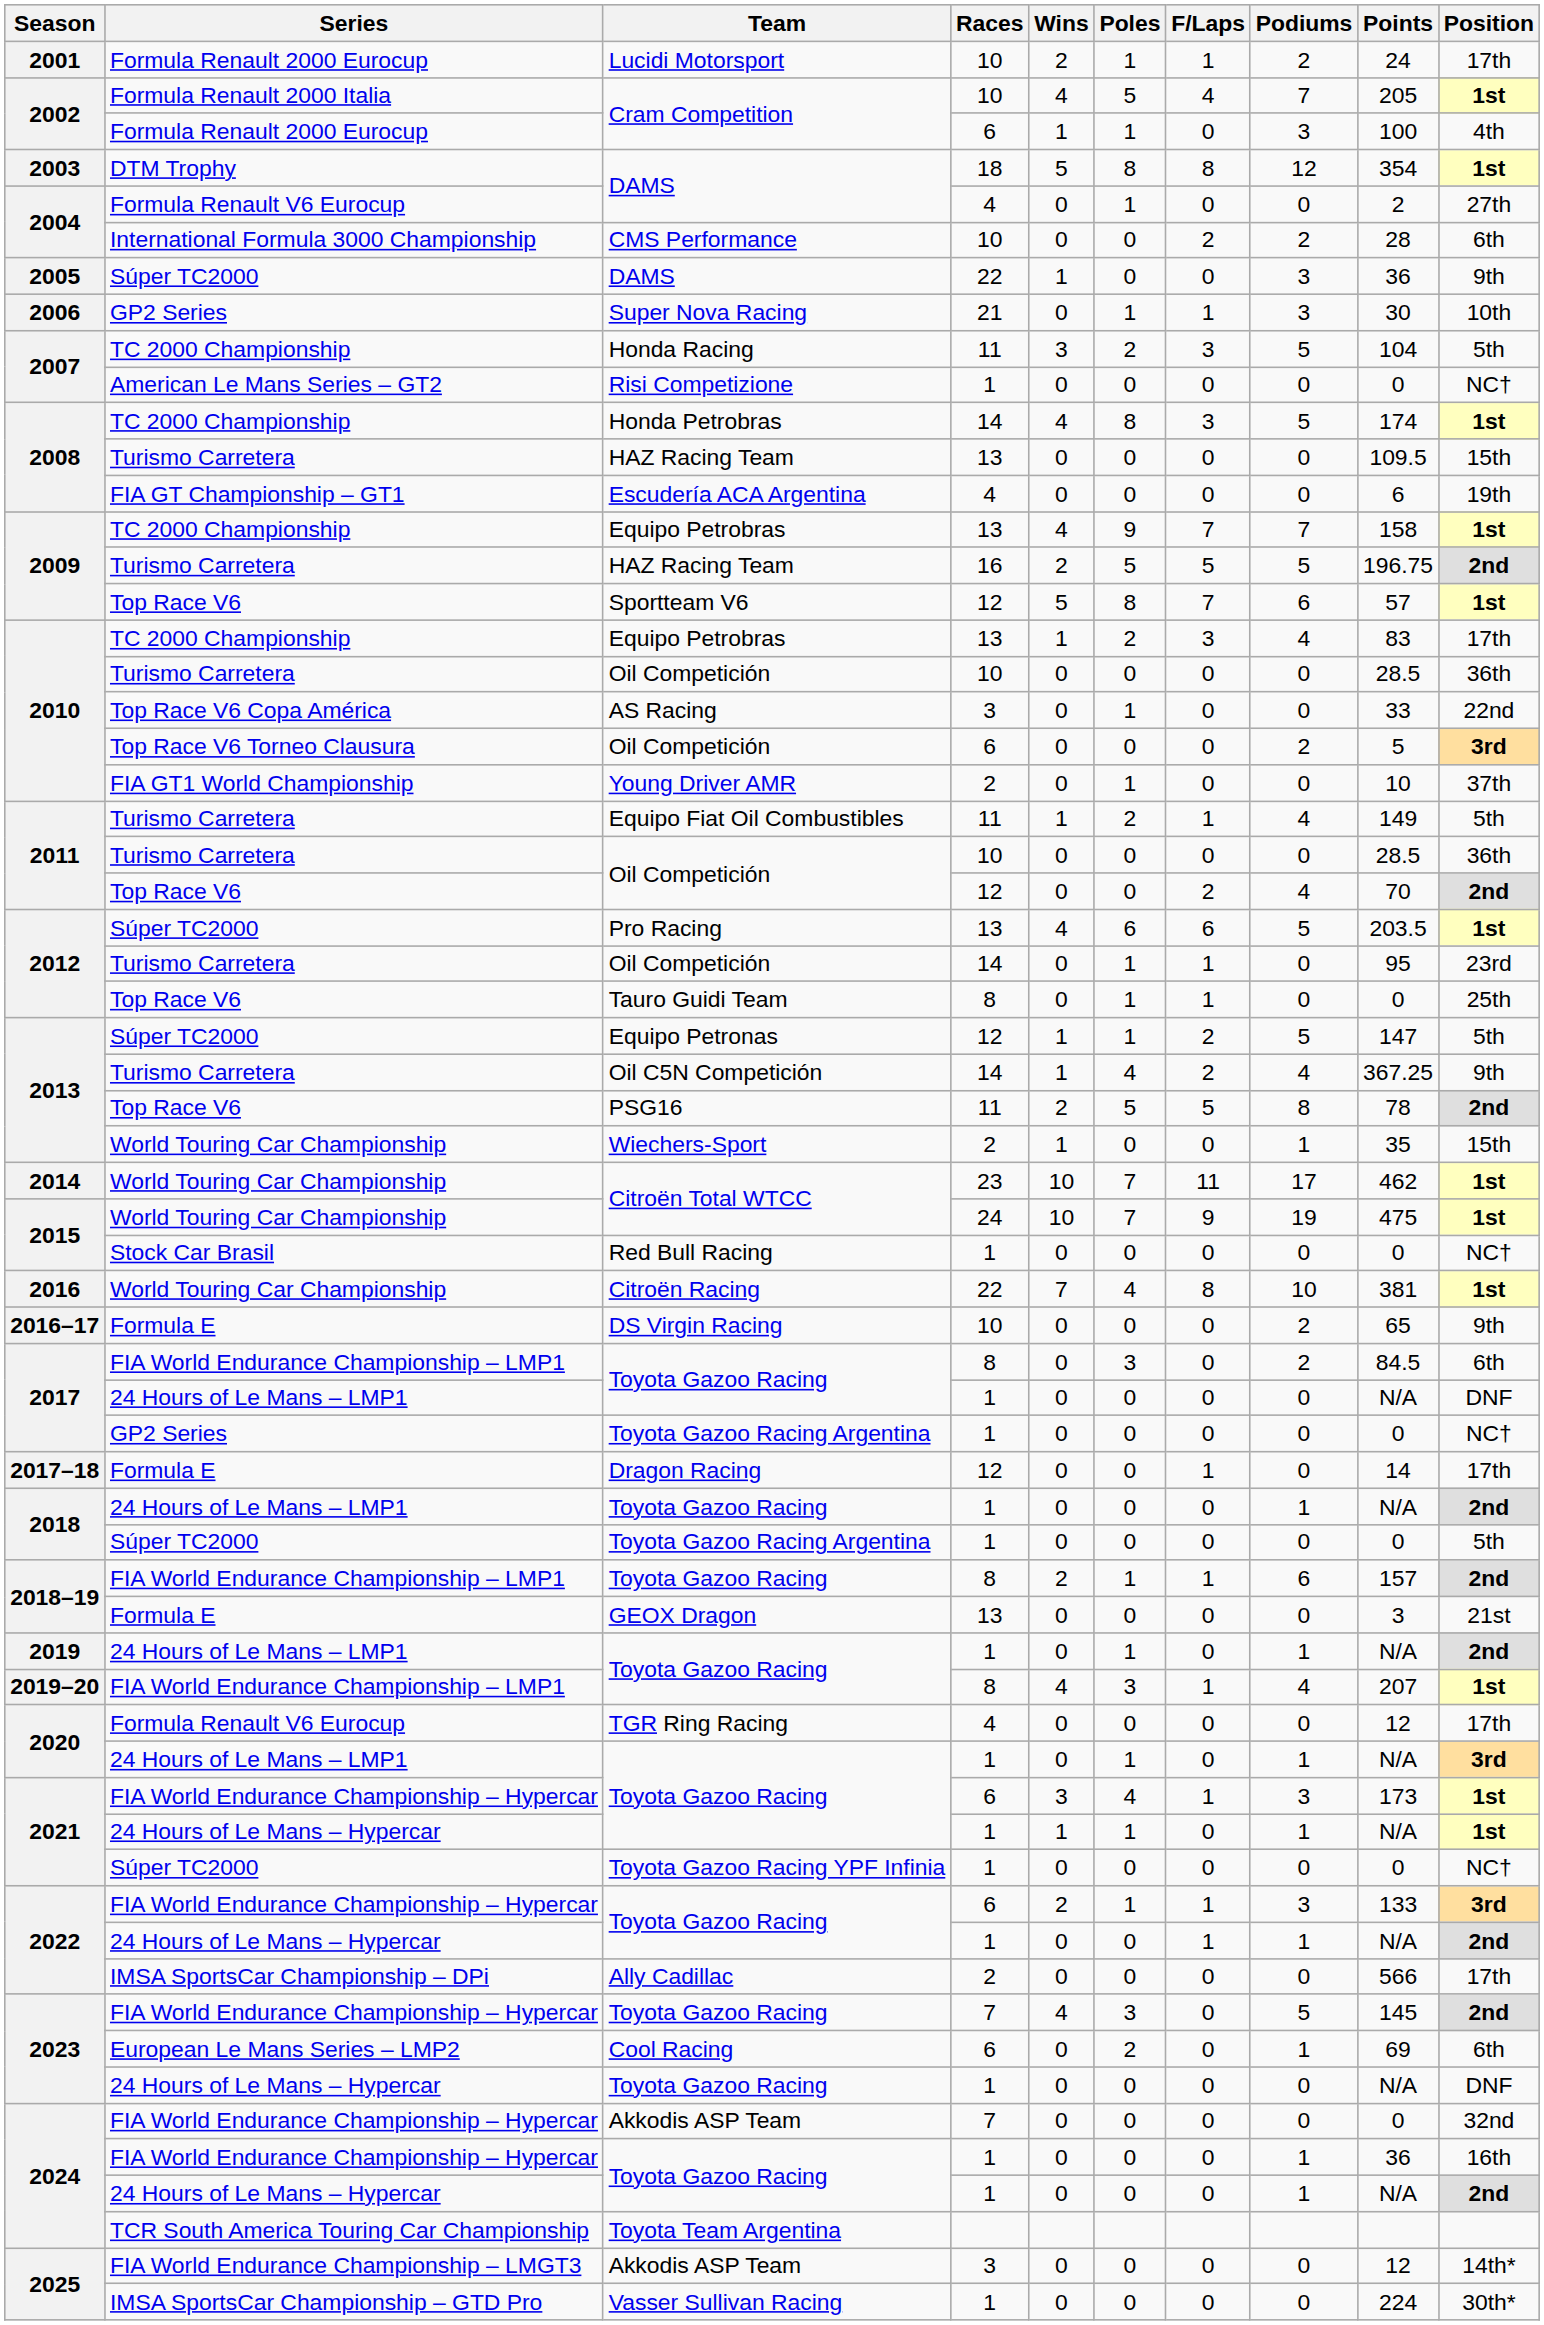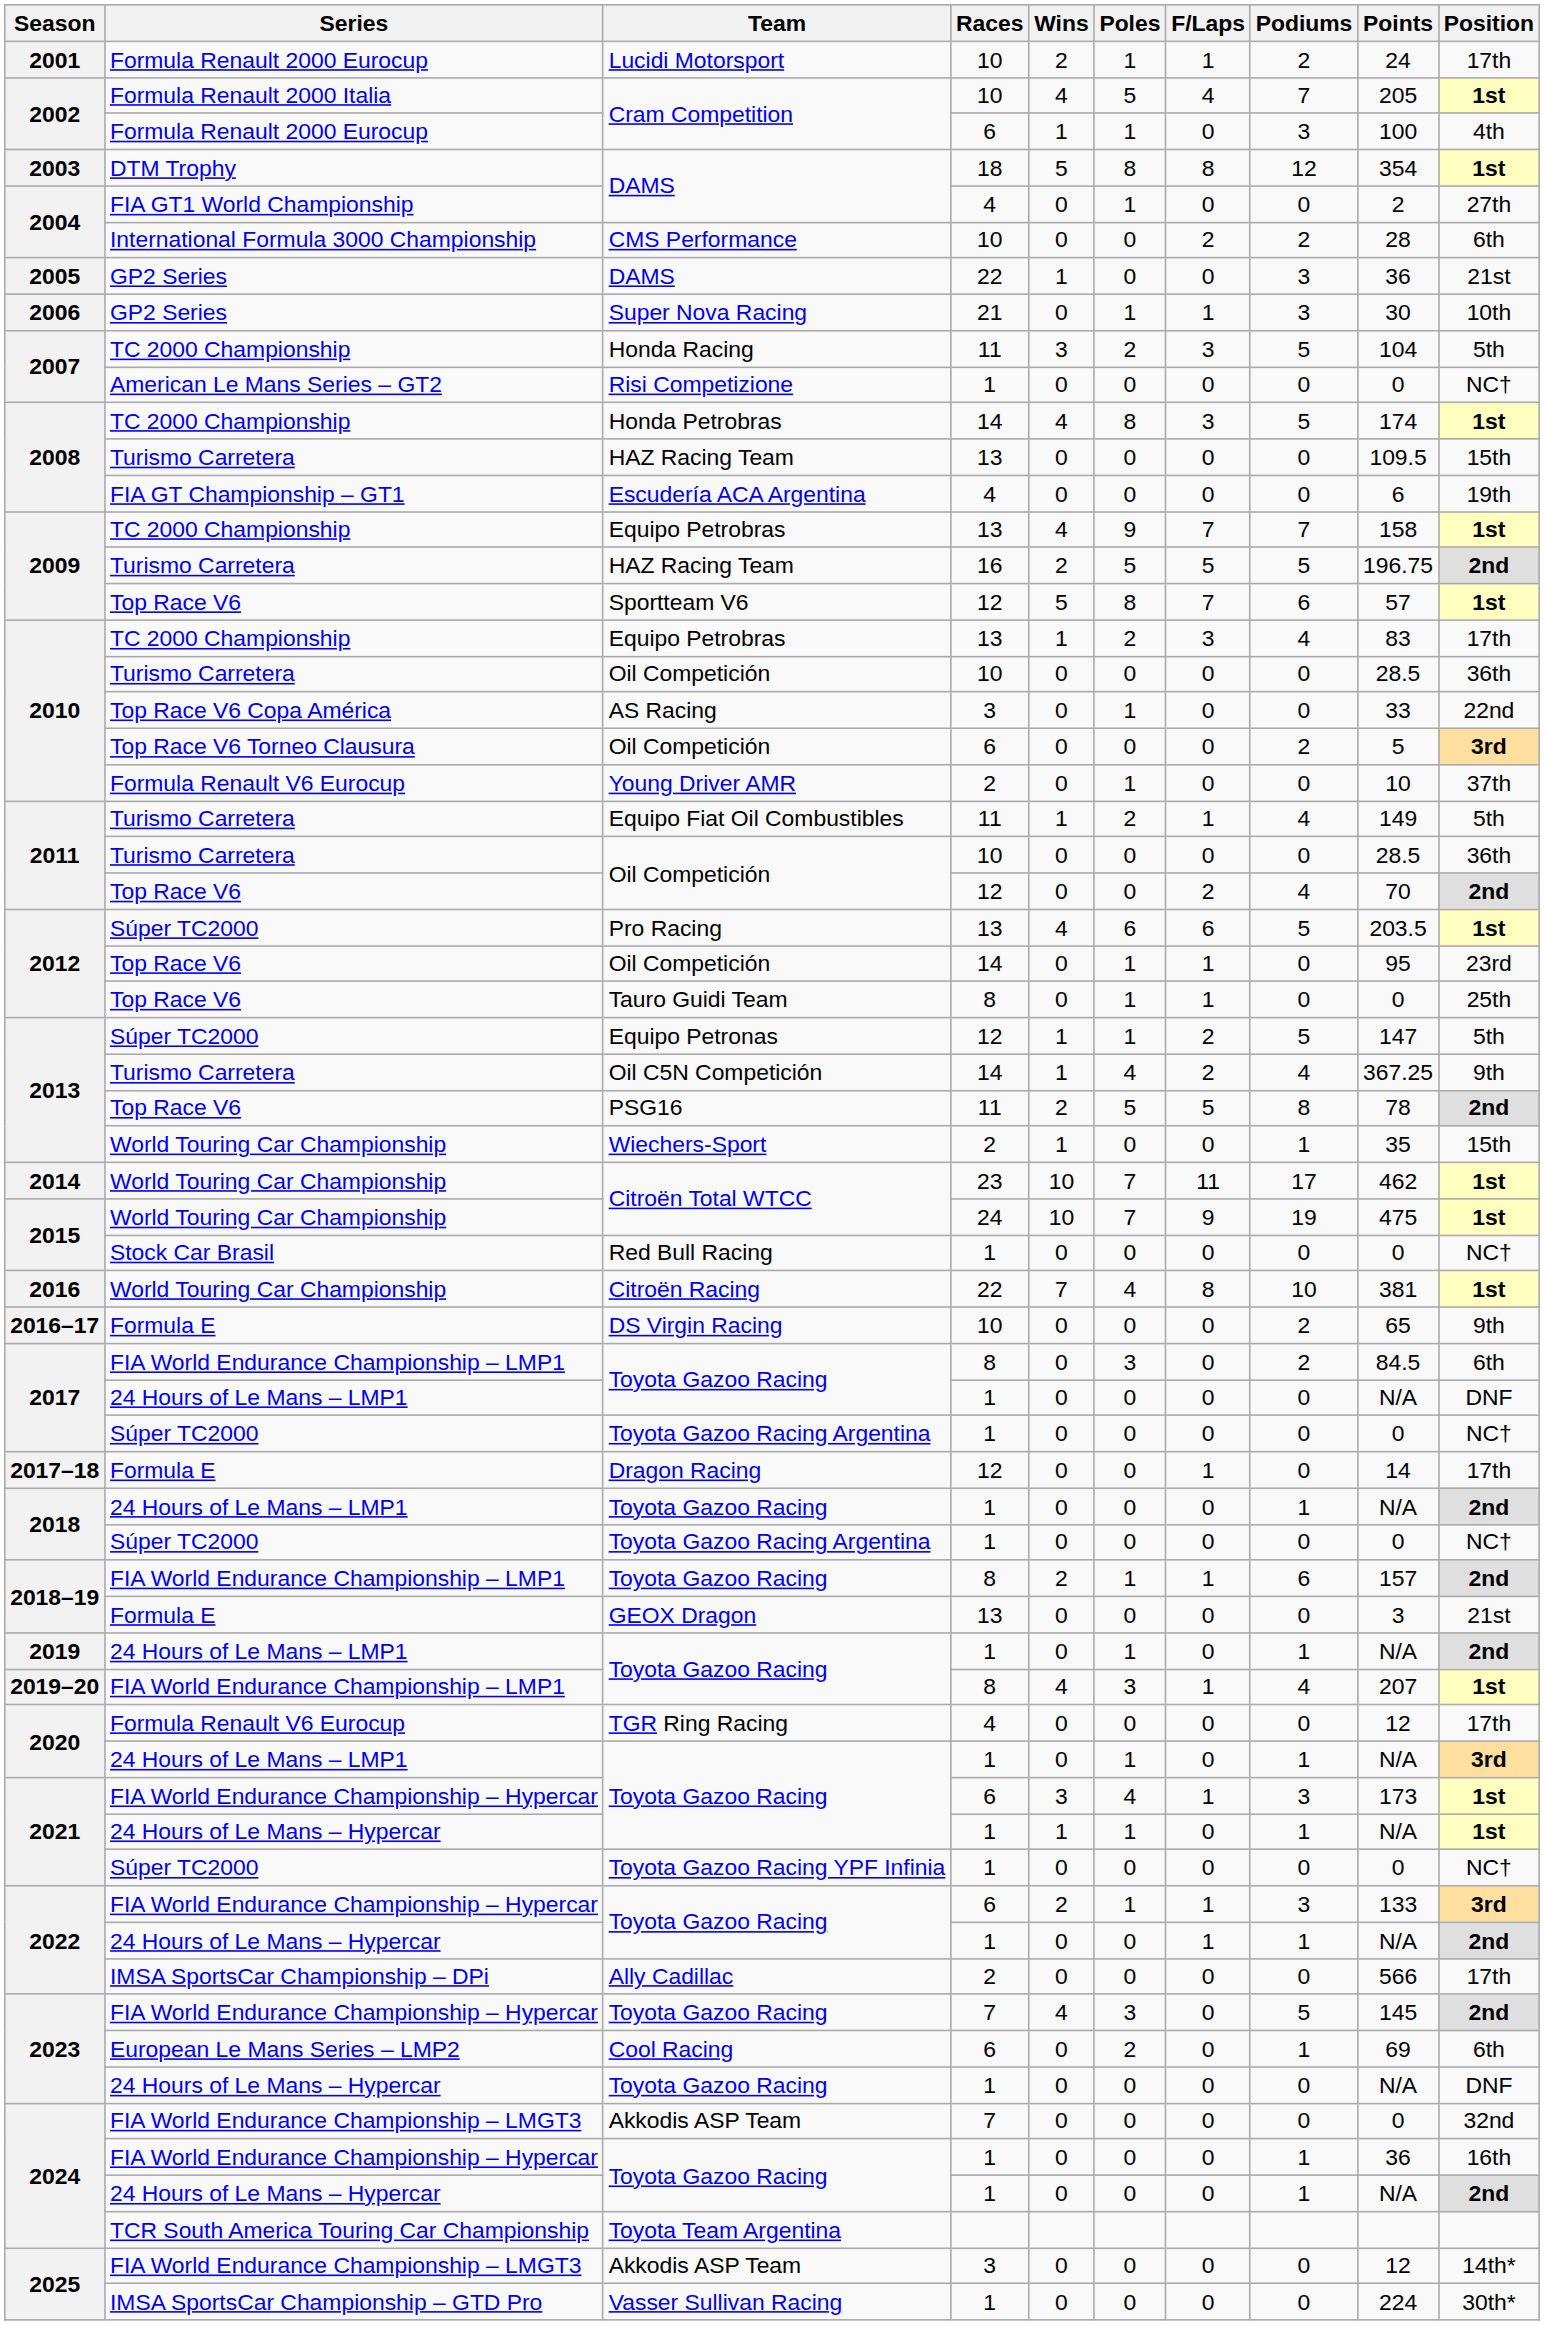(258, 204) Formula Renault V6 Eurocup -> (262, 204) FIA GT1 World Championship
(184, 276) Súper TC2000 -> (168, 276) GP2 Series
(1489, 276) 9th -> (1489, 276) 21st
(262, 783) FIA GT1 World Championship -> (258, 783) Formula Renault V6 Eurocup
(202, 964) Turismo Carretera -> (175, 964) Top Race V6
(168, 1434) GP2 Series -> (184, 1434) Súper TC2000
(1489, 1543) 5th -> (1489, 1543) NC†
(354, 2121) FIA World Endurance Championship – Hypercar -> (346, 2121) FIA World Endurance Championship – LMGT3
